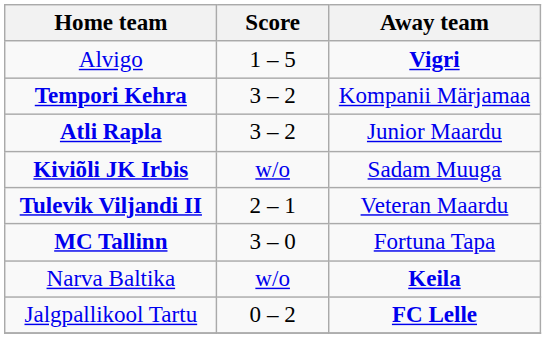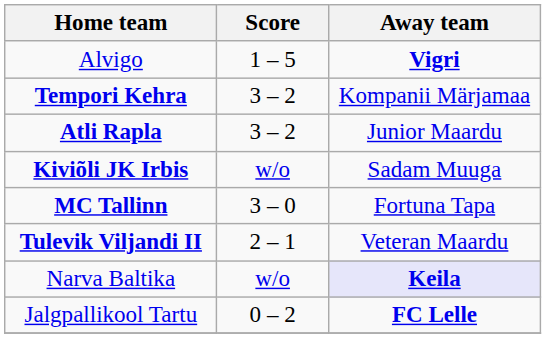rows swapped: (111, 205) <-> (111, 242)
(434, 278) no background -> (434, 278) lavender background
